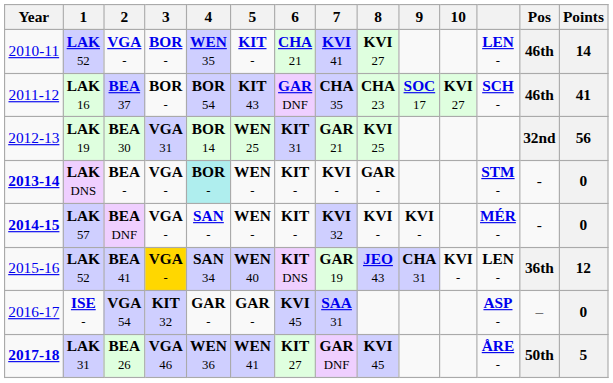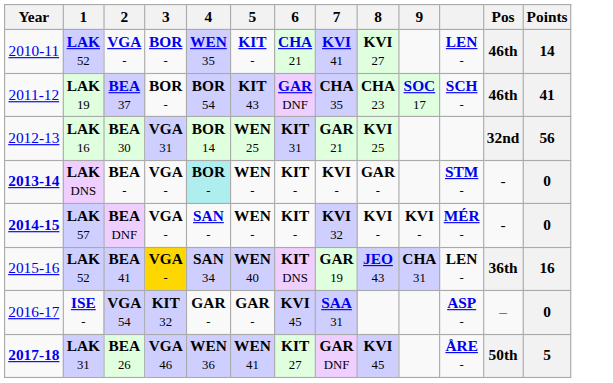- column: (458, 16)
(83, 94) LAK 16 -> (83, 94) LAK 19
(83, 137) LAK 19 -> (83, 137) LAK 16
(583, 268) 12 -> (547, 268) 16
